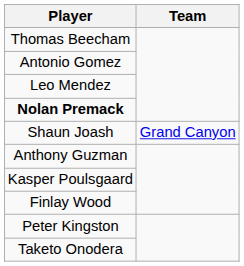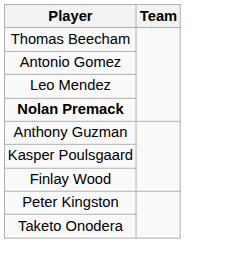- row: (70, 132)
